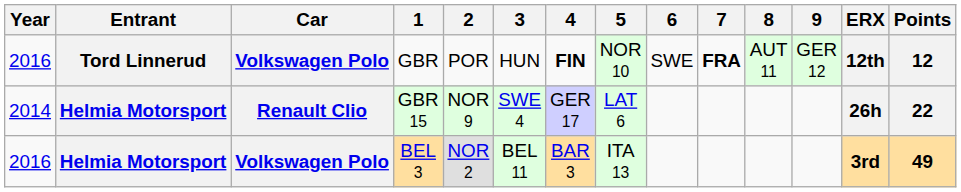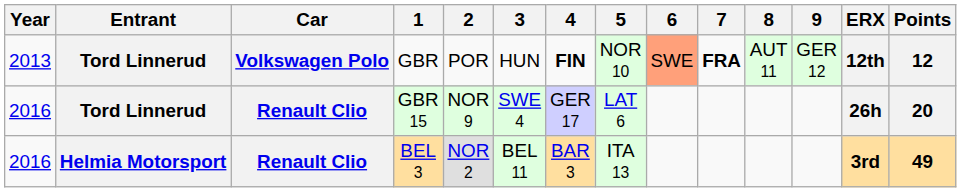(30, 60) 2016 -> (30, 60) 2013
(672, 60) no background -> (672, 60) lightsalmon background
(30, 111) 2014 -> (30, 111) 2016
(143, 111) Helmia Motorsport -> (143, 111) Tord Linnerud
(922, 111) 22 -> (922, 111) 20
(312, 162) Volkswagen Polo -> (312, 162) Renault Clio
